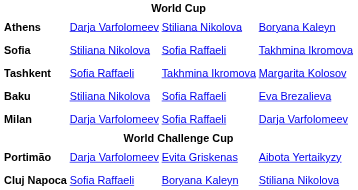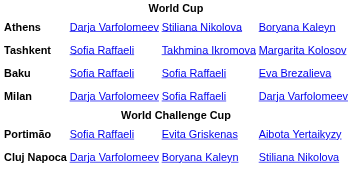- row: (17, 50)
(110, 96) Stiliana Nikolova -> (102, 73) Sofia Raffaeli
(114, 157) Darja Varfolomeev -> (102, 134) Sofia Raffaeli
(102, 181) Sofia Raffaeli -> (114, 157) Darja Varfolomeev
